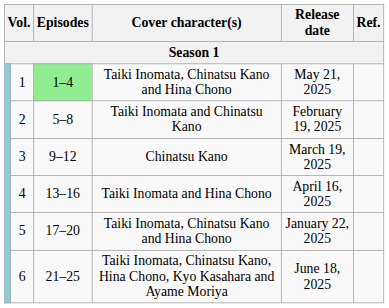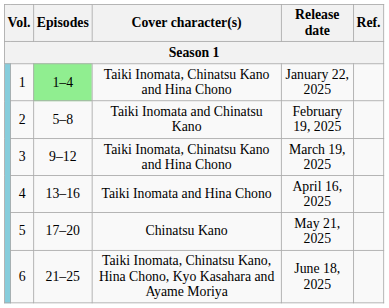(317, 82) May 21, 2025 -> (317, 82) January 22, 2025
(187, 156) Chinatsu Kano -> (187, 156) Taiki Inomata, Chinatsu Kano and Hina Chono
(187, 231) Taiki Inomata, Chinatsu Kano and Hina Chono -> (187, 231) Chinatsu Kano
(317, 231) January 22, 2025 -> (317, 231) May 21, 2025
